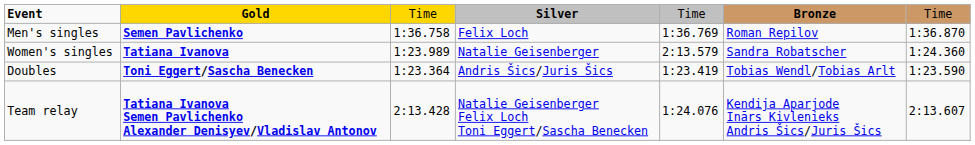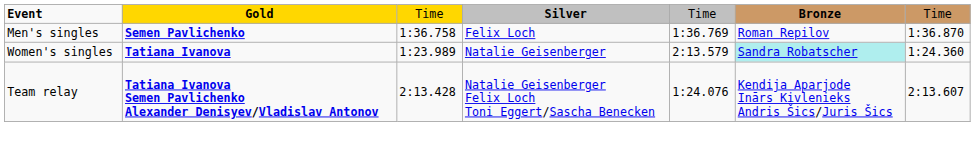(786, 52) no background -> (798, 52) paleturquoise background
- row: (32, 71)
